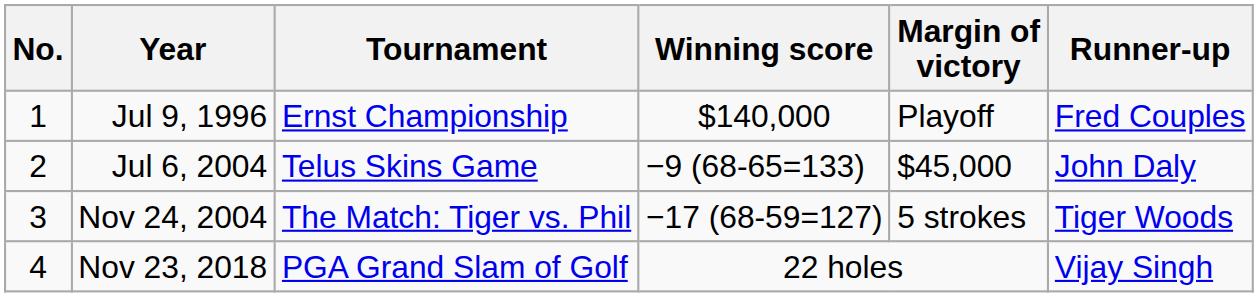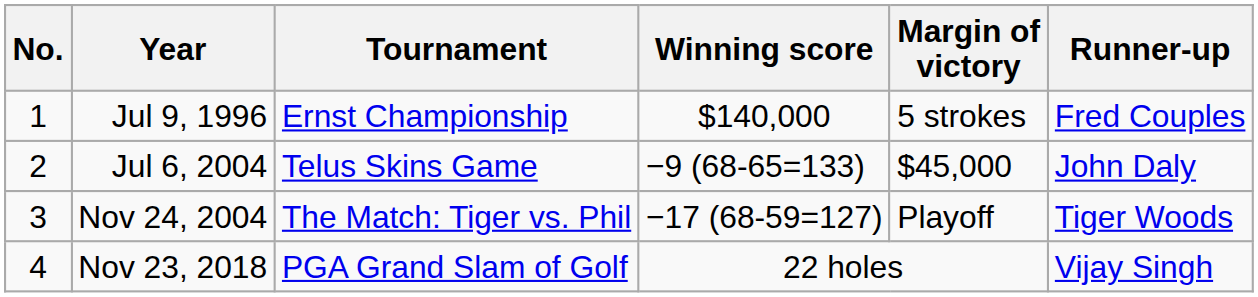(945, 116) Playoff -> (962, 116) 5 strokes
(962, 217) 5 strokes -> (945, 217) Playoff
